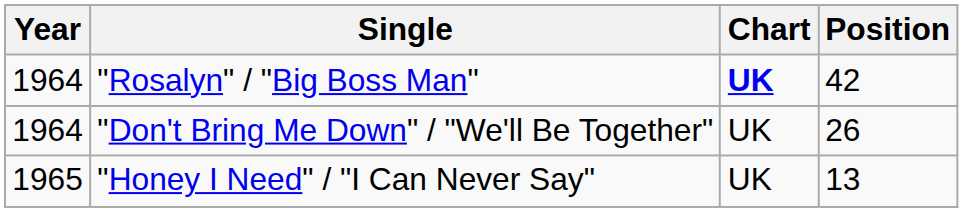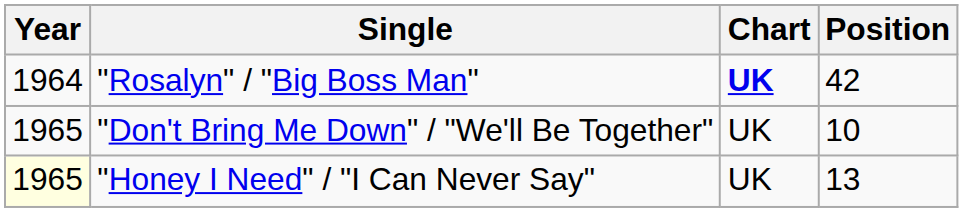(48, 130) 1964 -> (48, 130) 1965
(843, 130) 26 -> (843, 130) 10
(48, 180) no background -> (48, 180) lightyellow background
